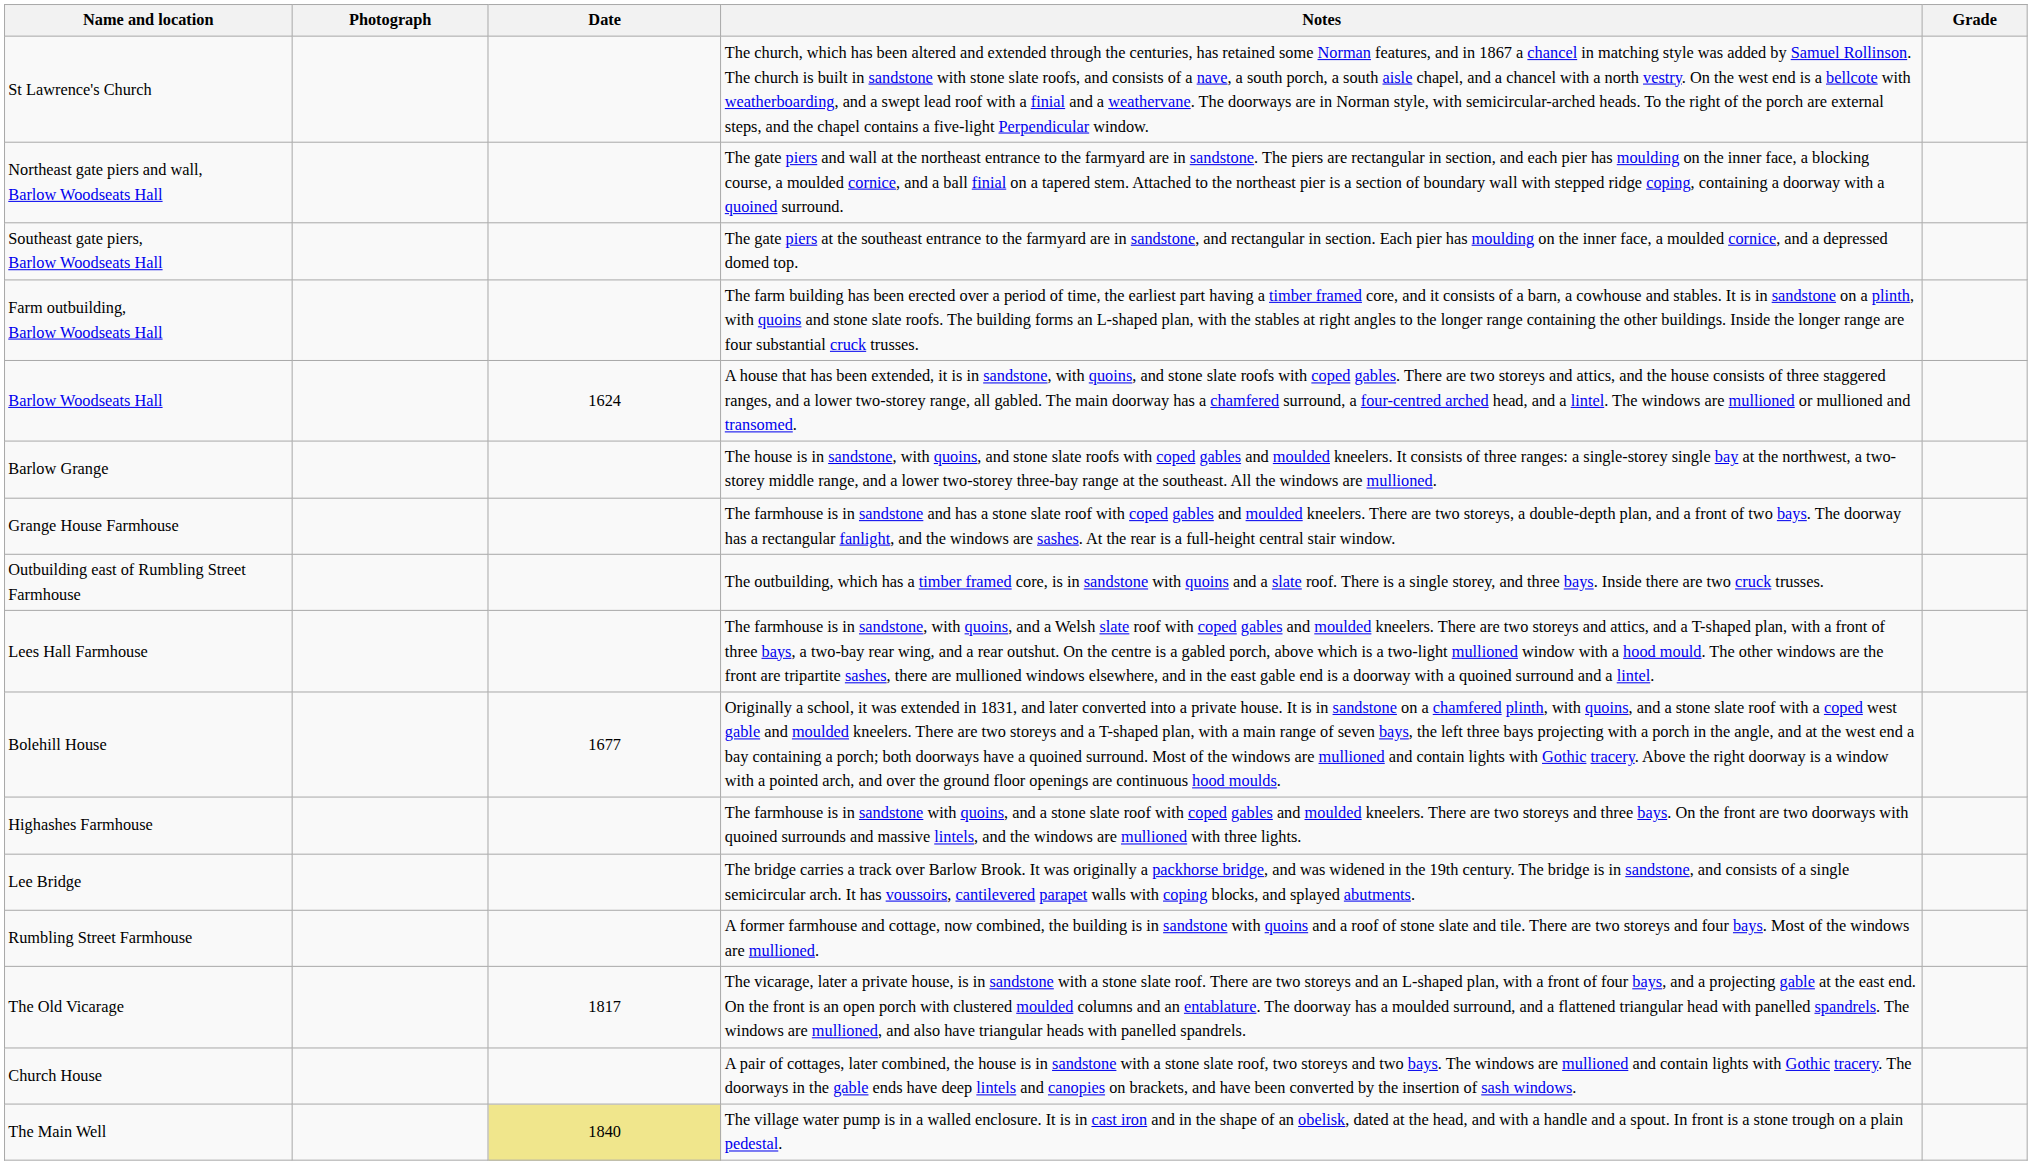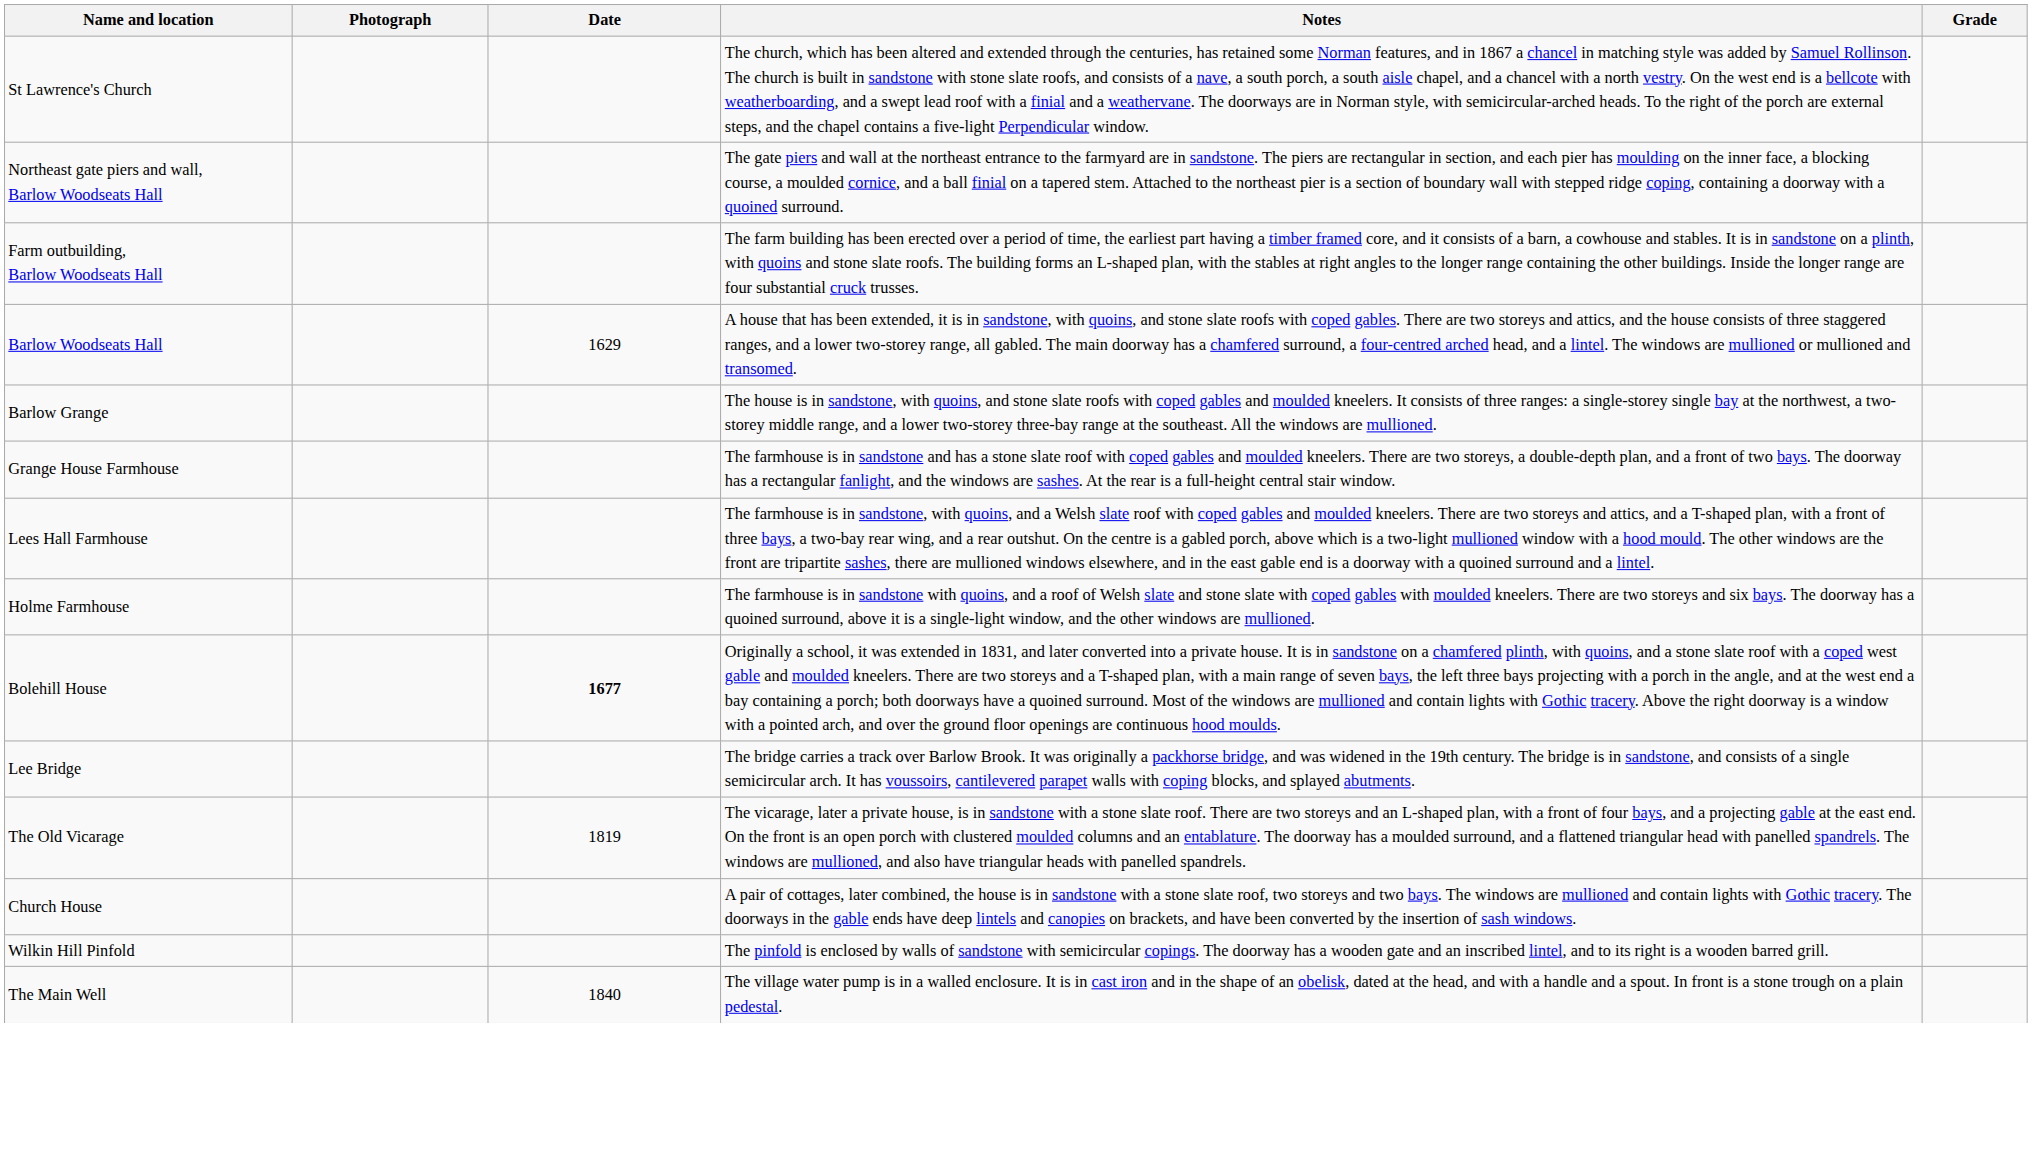- row: (85, 251)
(605, 400) 1624 -> (605, 344) 1629
- row: (127, 582)
+ row: (69, 607)
(605, 744) normal -> (605, 687) bold
- row: (81, 825)
- row: (100, 938)
(605, 1007) 1817 -> (605, 837) 1819
+ row: (71, 950)
(605, 1132) khaki background -> (605, 994) no background
